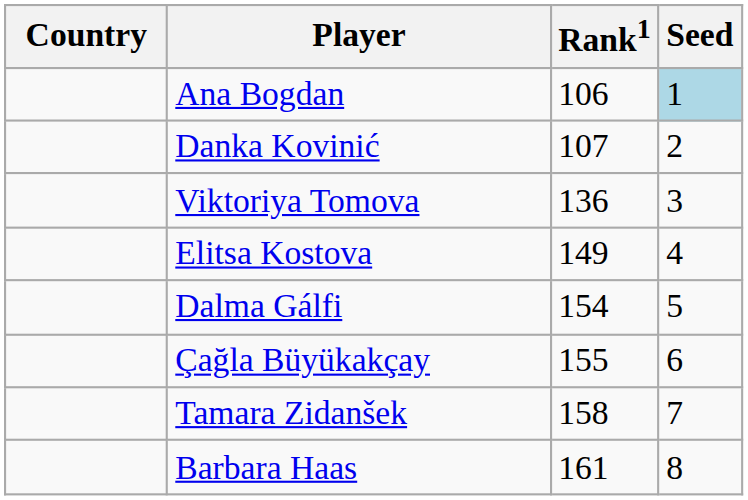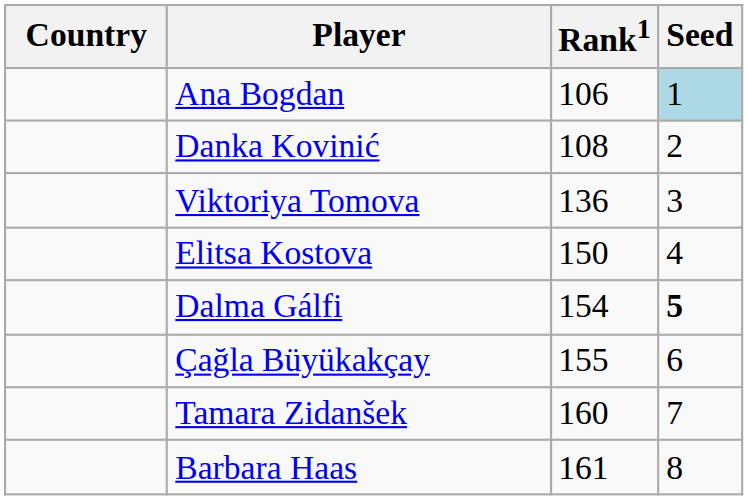(583, 146) 107 -> (583, 146) 108
(583, 253) 149 -> (583, 253) 150
(675, 306) normal -> (675, 306) bold
(583, 413) 158 -> (583, 413) 160
